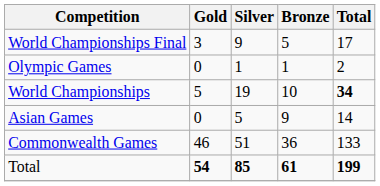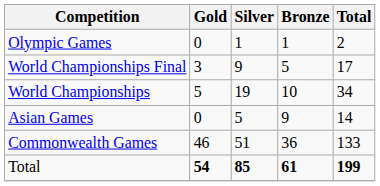rows swapped: (60, 67) <-> (97, 42)
(345, 92) bold -> (345, 92) normal
